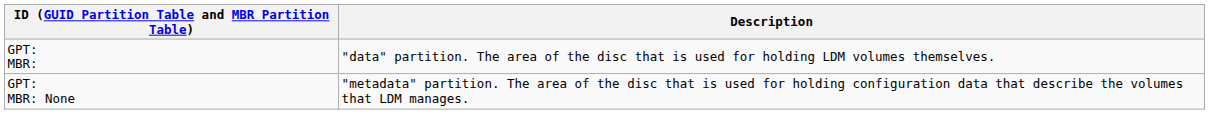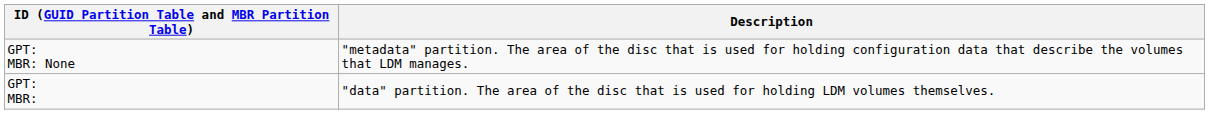rows swapped: (41, 91) <-> (22, 57)
